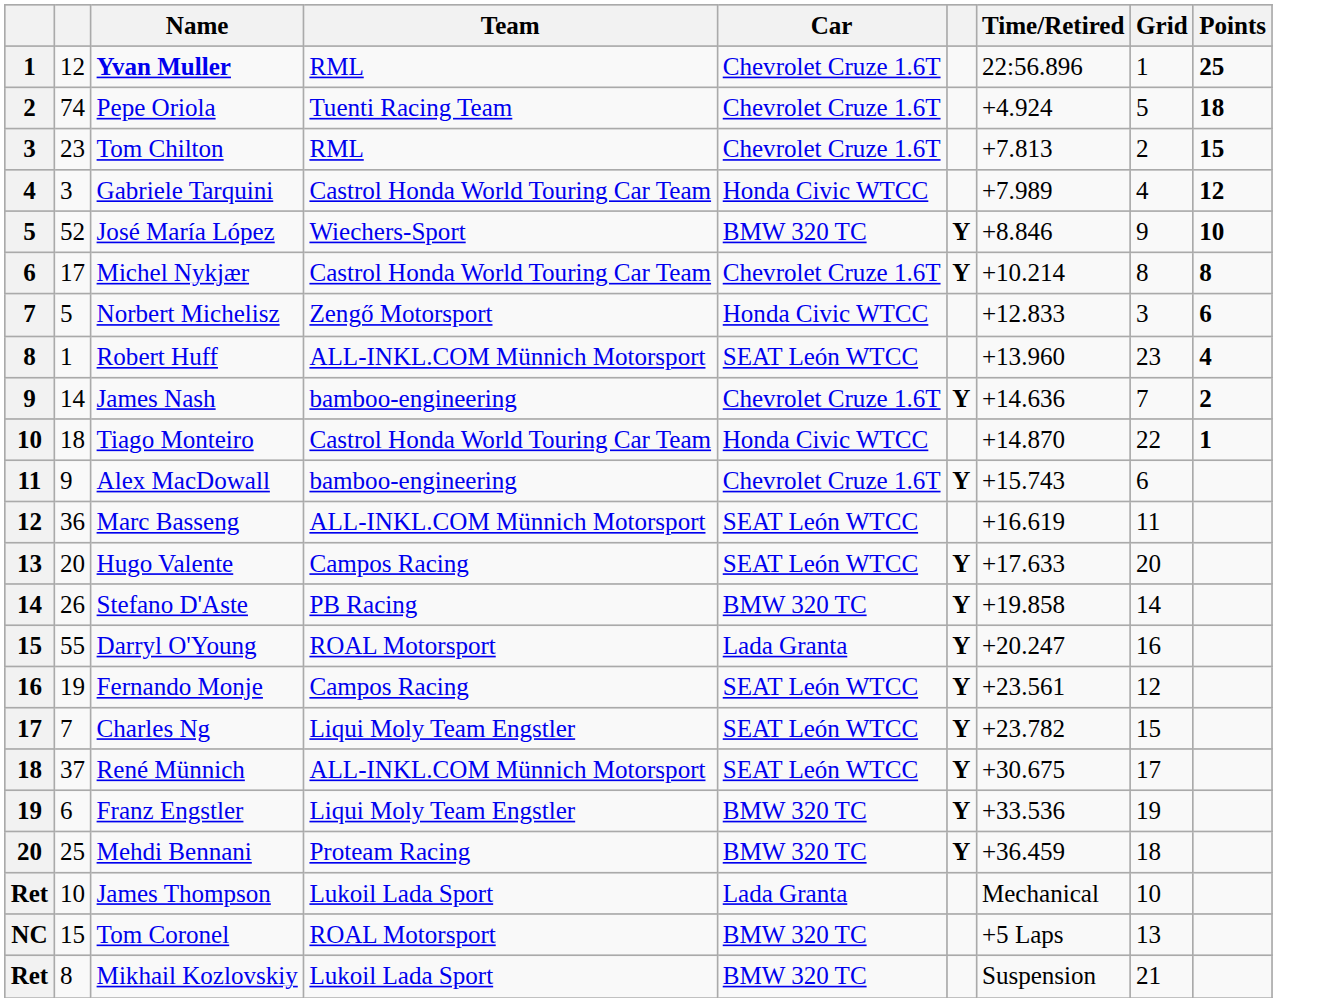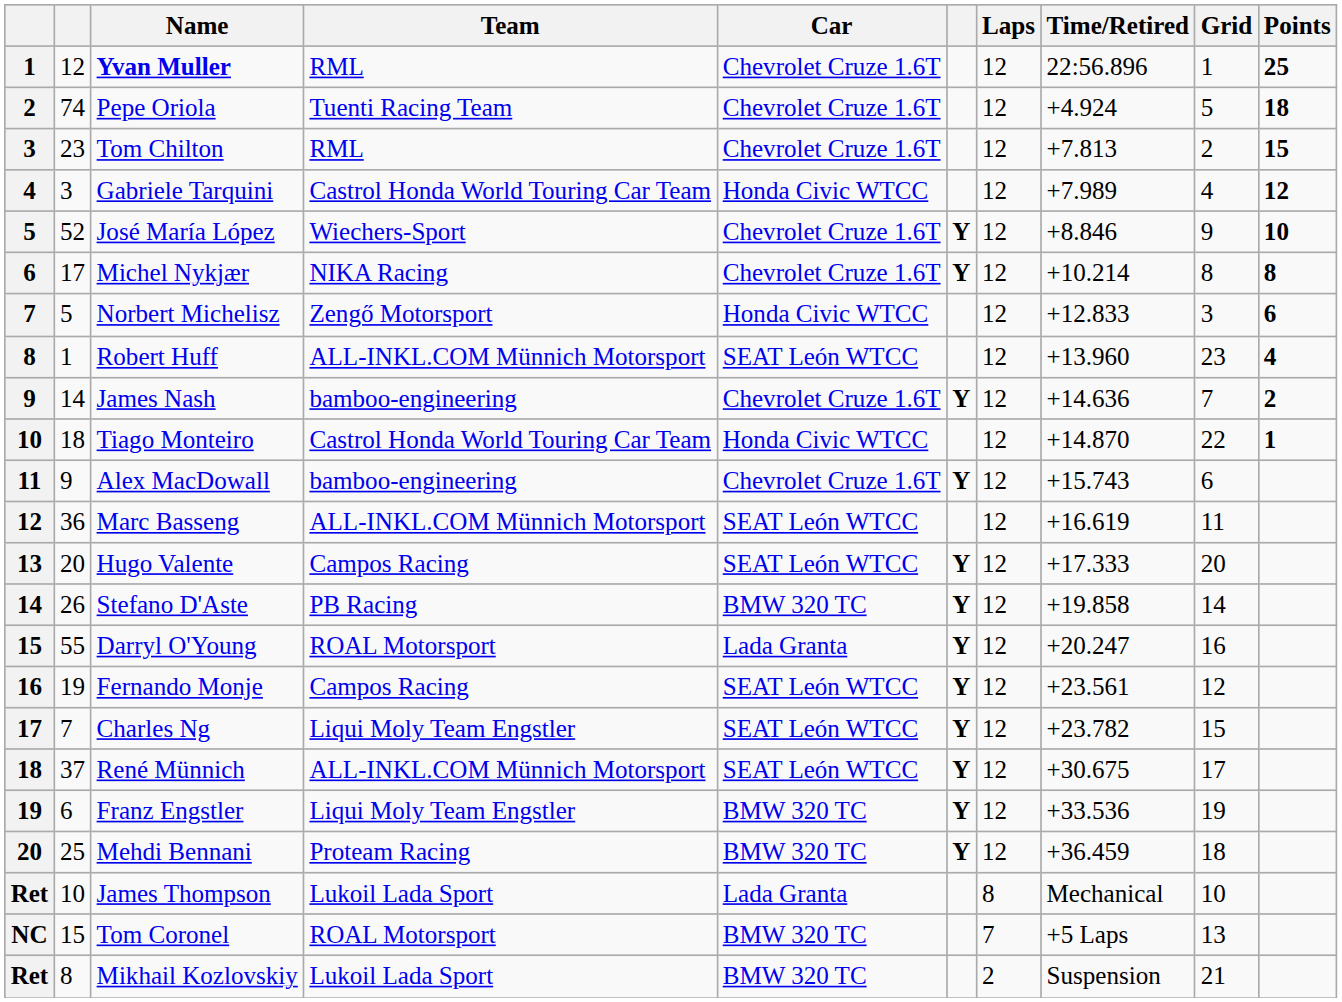+ column: (1008, 25)
(795, 232) BMW 320 TC -> (832, 232) Chevrolet Cruze 1.6T
(510, 273) Castrol Honda World Touring Car Team -> (379, 273) NIKA Racing
(1023, 562) +17.633 -> (1088, 562) +17.333
